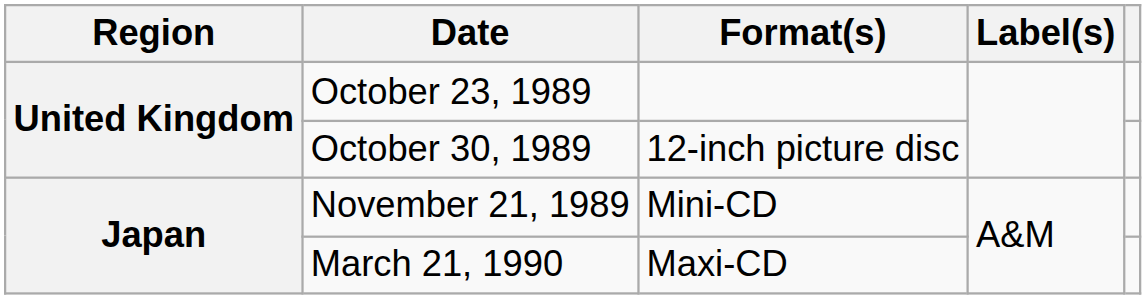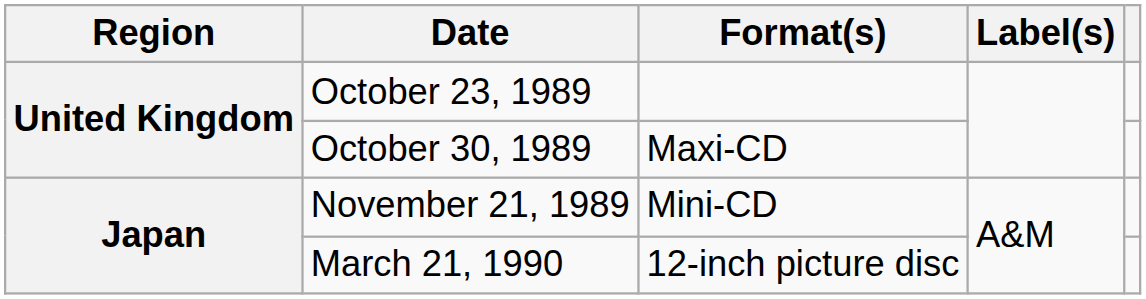(803, 148) 12-inch picture disc -> (717, 148) Maxi-CD
(717, 263) Maxi-CD -> (803, 263) 12-inch picture disc
